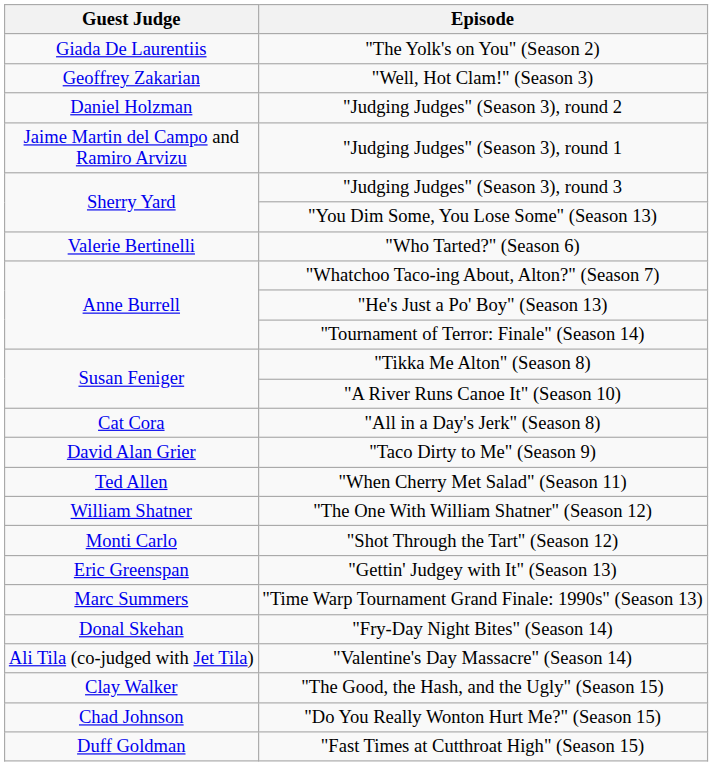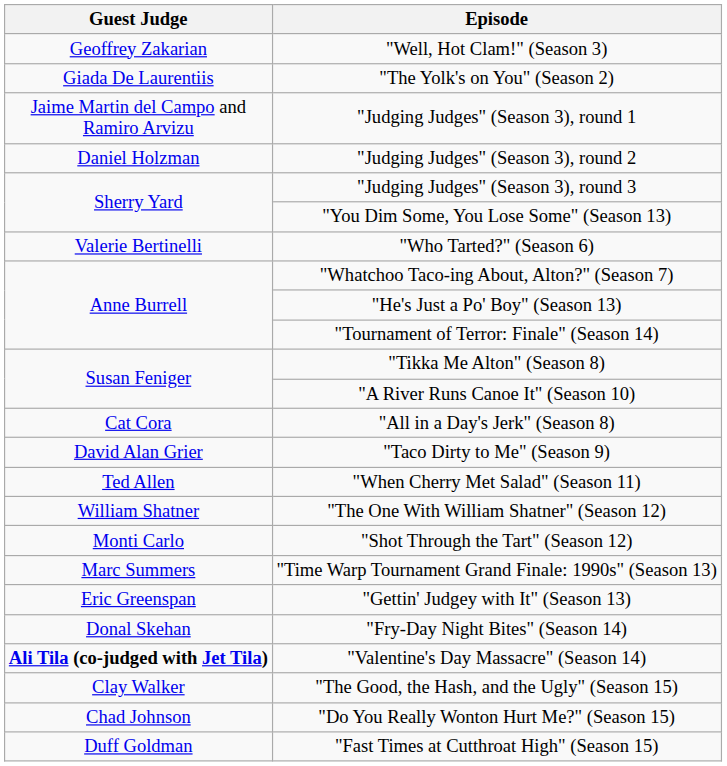rows swapped: (483, 48) <-> (483, 78)
rows swapped: (483, 147) <-> (483, 107)
rows swapped: (483, 599) <-> (483, 569)
(131, 658) normal -> (138, 658) bold
